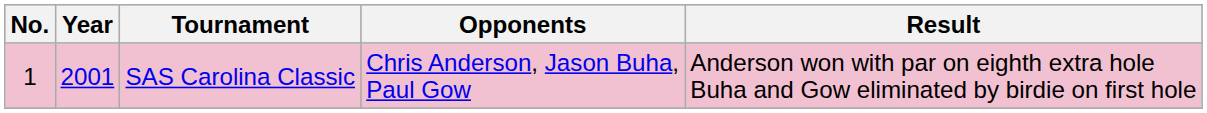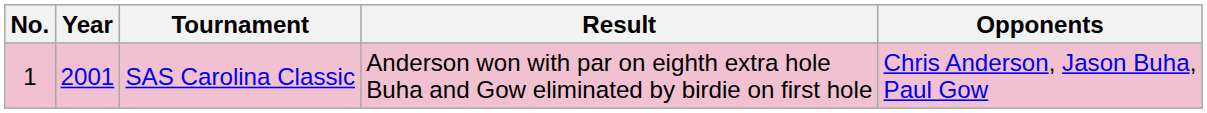columns swapped: (523, 24) <-> (943, 24)
